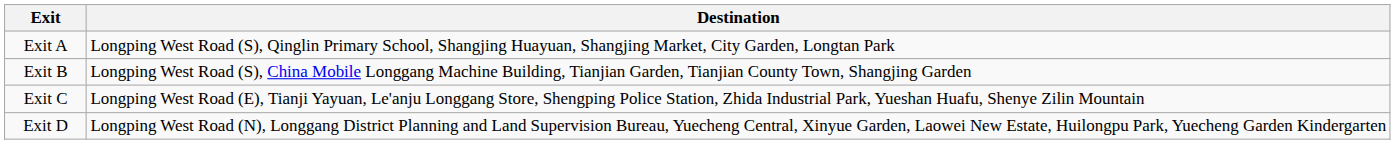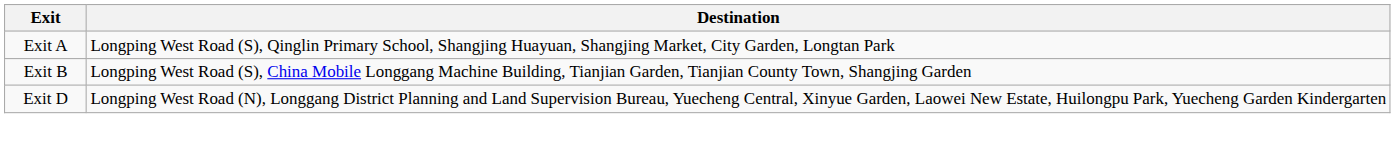- row: (46, 98)
